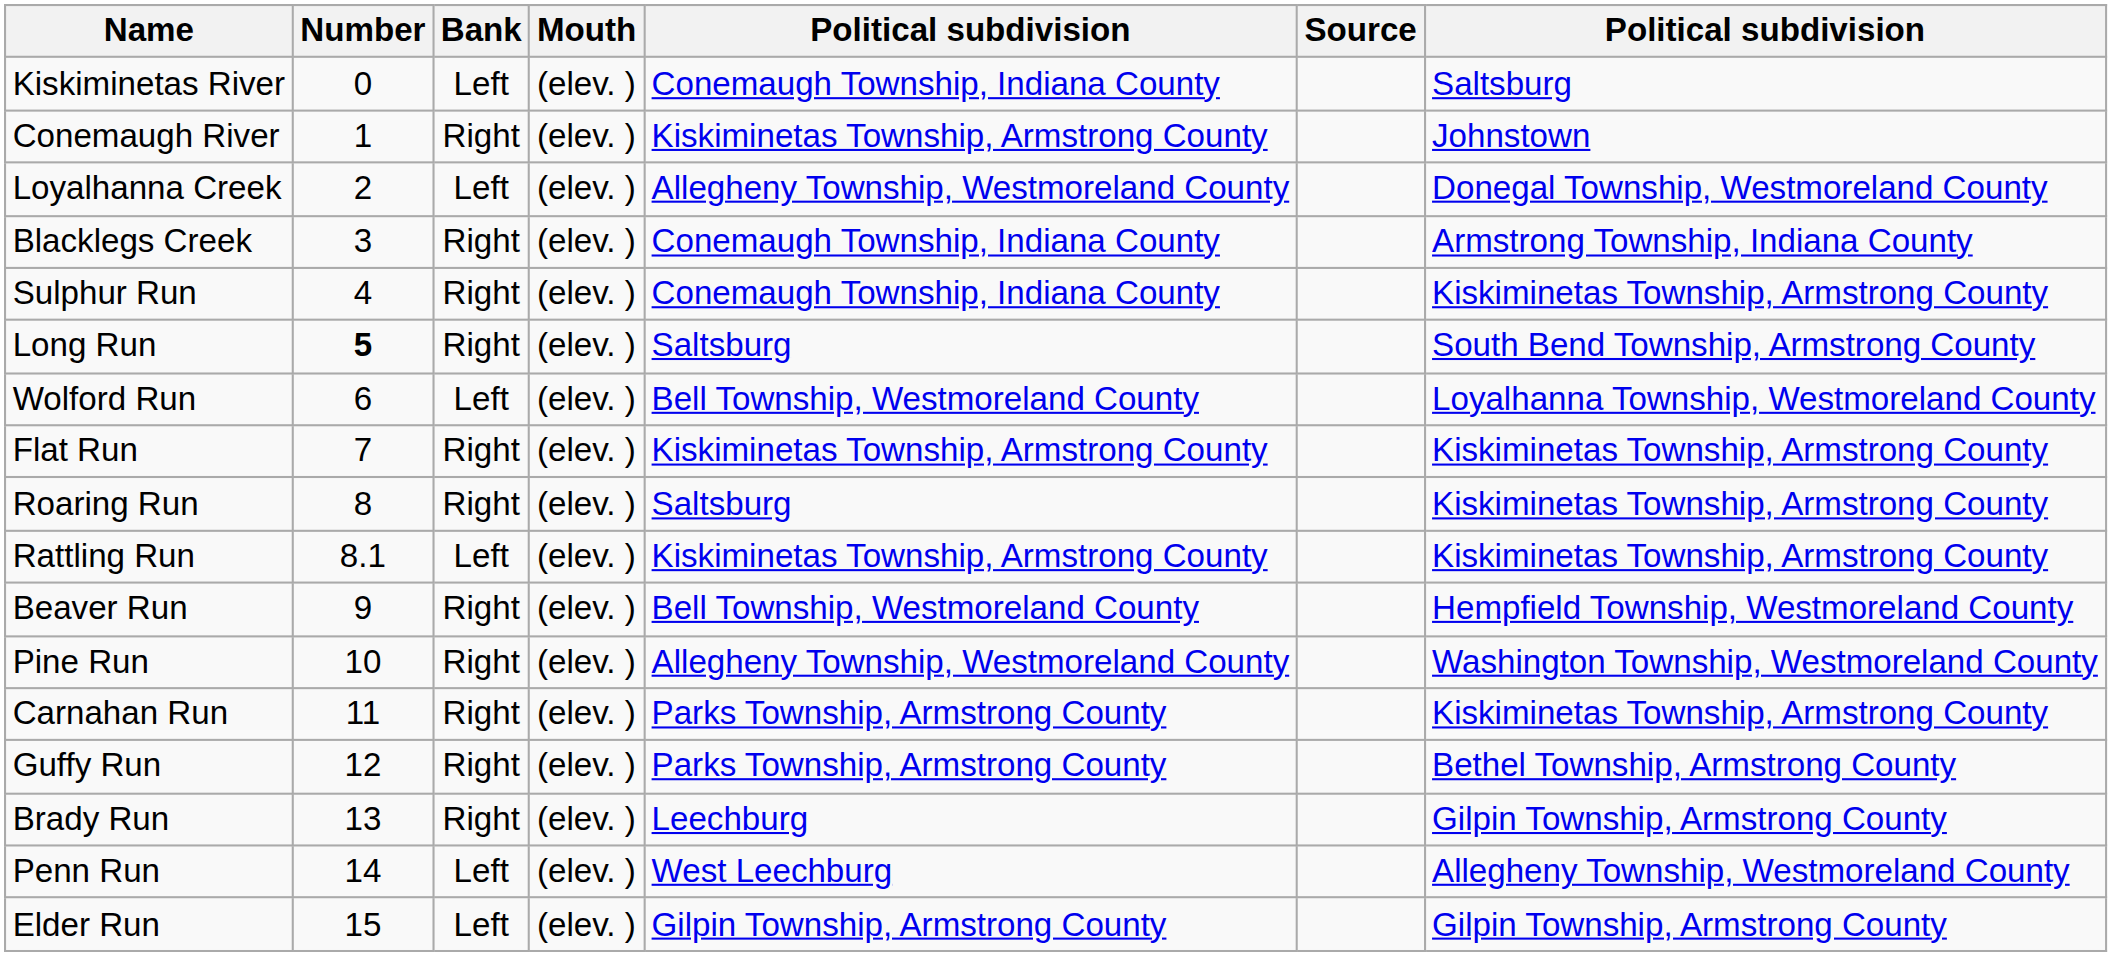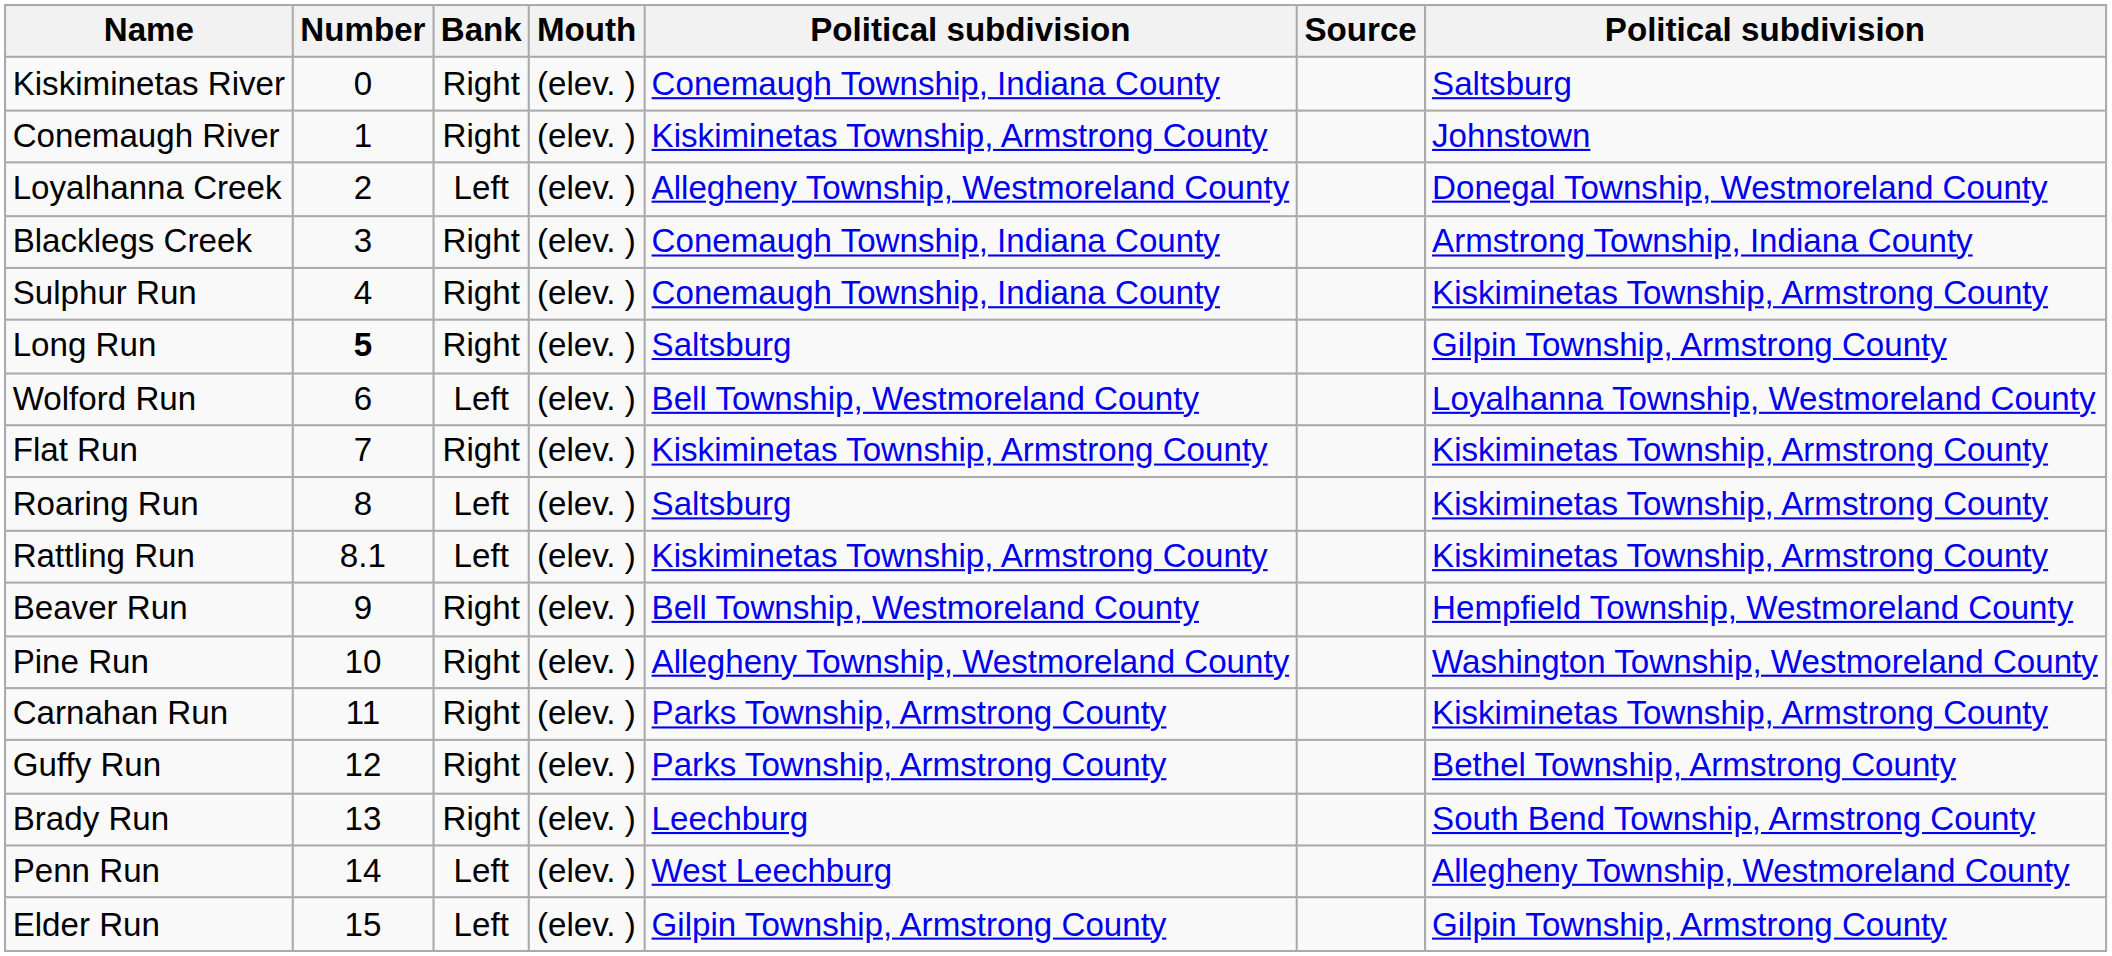(481, 83) Left -> (481, 83) Right
(1734, 345) South Bend Township, Armstrong County -> (1689, 345) Gilpin Township, Armstrong County
(481, 503) Right -> (481, 503) Left
(1689, 818) Gilpin Township, Armstrong County -> (1734, 818) South Bend Township, Armstrong County
